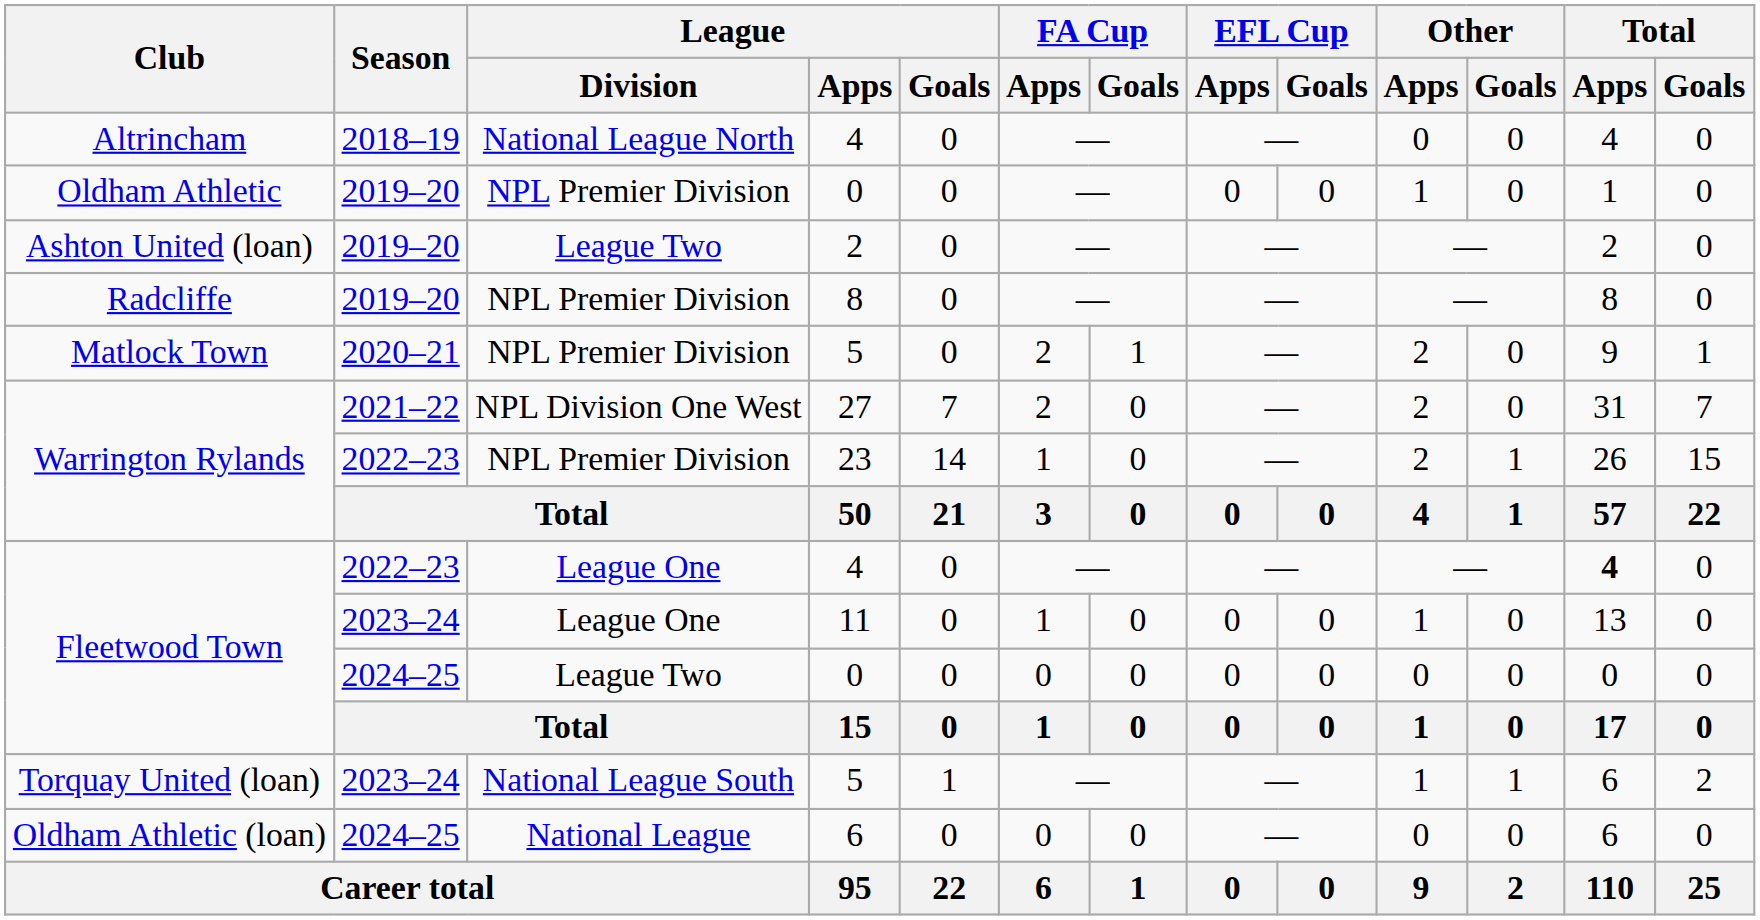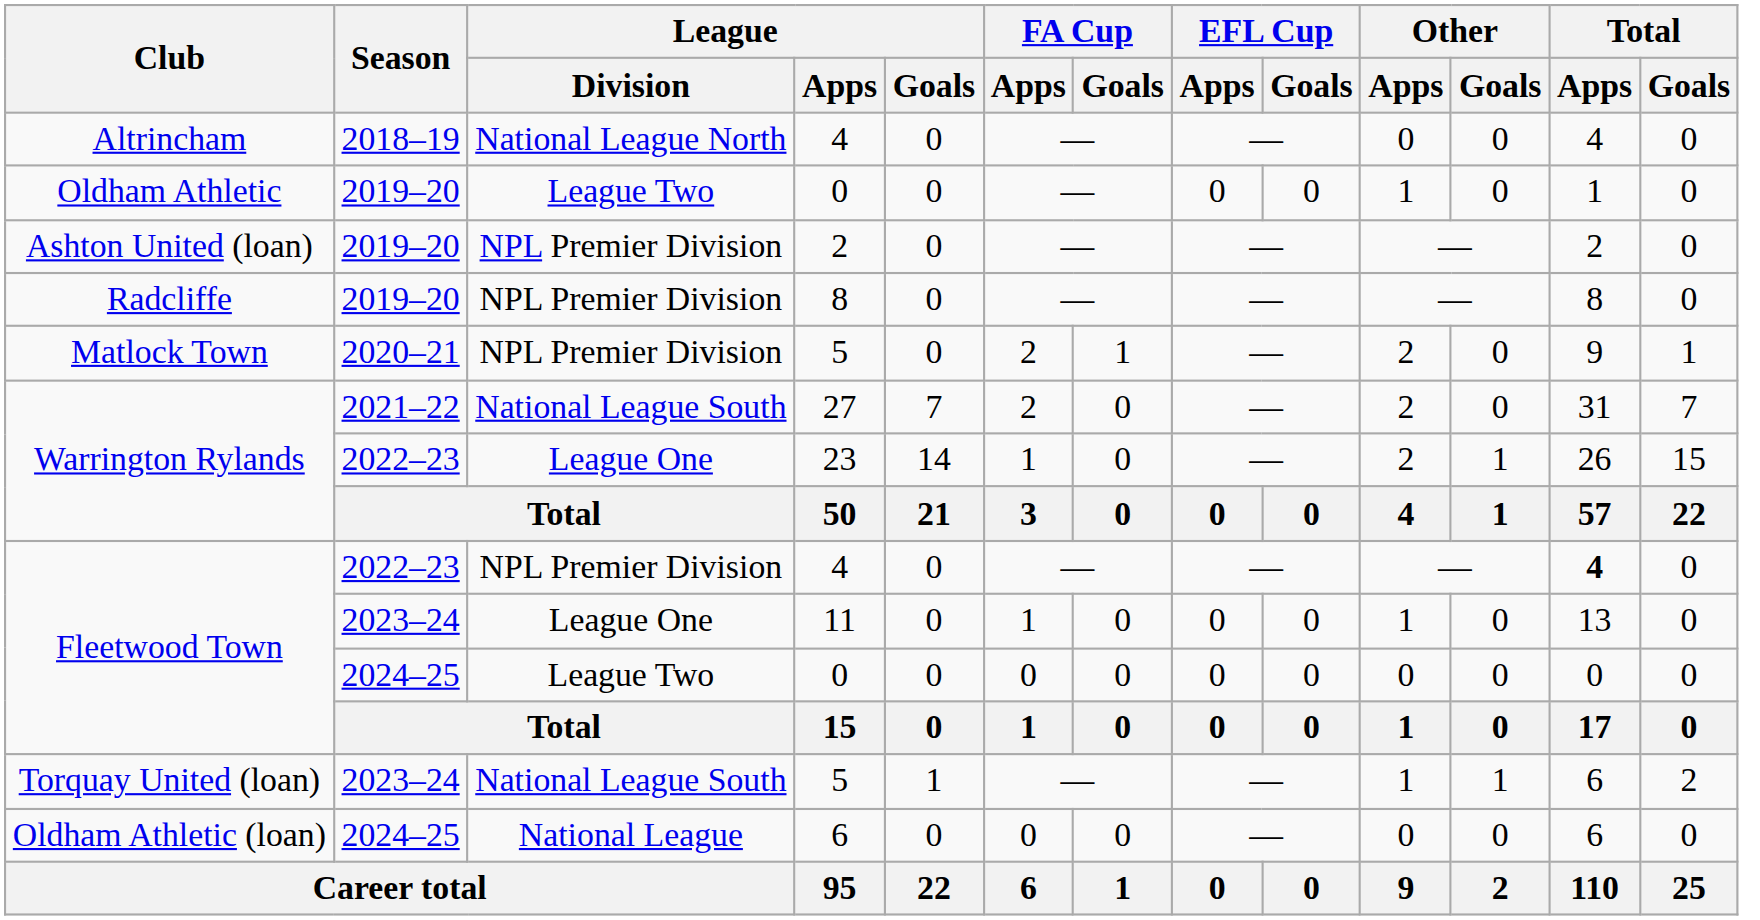(638, 191) NPL Premier Division -> (631, 191) League Two
(638, 245) League Two -> (631, 245) NPL Premier Division
(638, 406) NPL Division One West -> (631, 406) National League South
(638, 459) NPL Premier Division -> (631, 459) League One
(638, 566) League One -> (631, 566) NPL Premier Division
